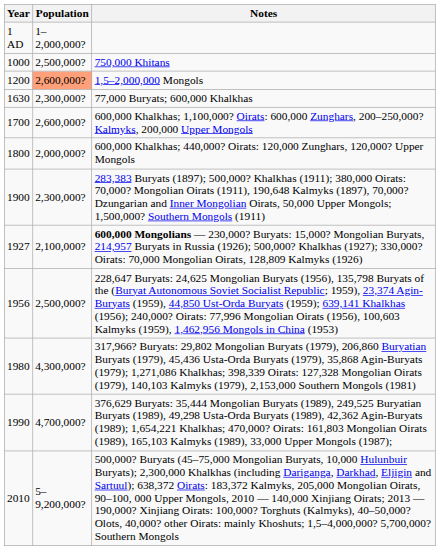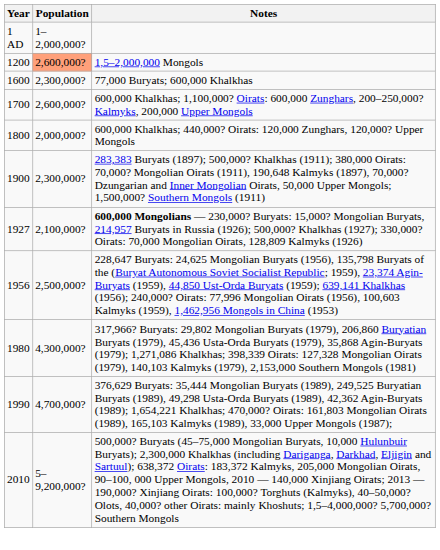- row: (132, 62)
(18, 98) 1630 -> (18, 80) 1600
